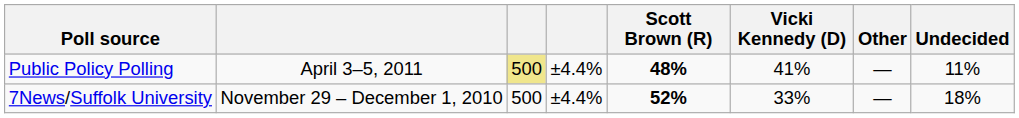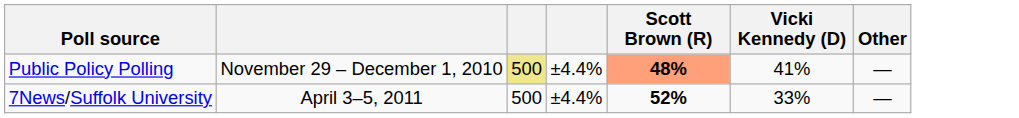- column: (962, 39)
(362, 68) April 3–5, 2011 -> (362, 68) November 29 – December 1, 2010
(668, 68) no background -> (668, 68) lightsalmon background
(362, 98) November 29 – December 1, 2010 -> (362, 98) April 3–5, 2011
